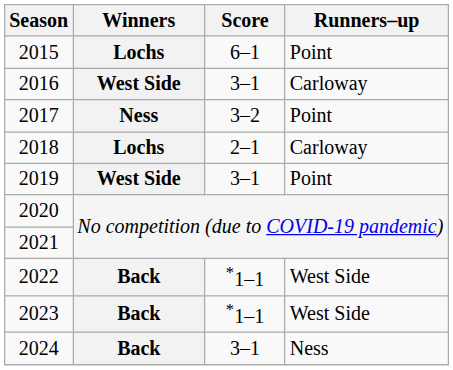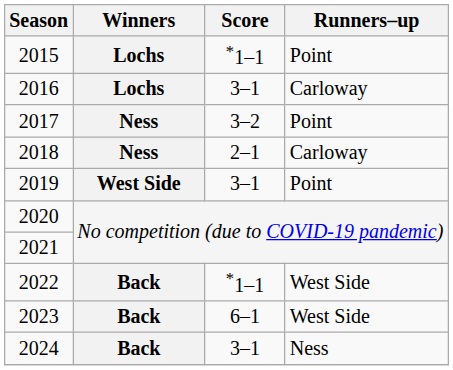(245, 52) 6–1 -> (245, 54) *1–1
(139, 83) West Side -> (139, 89) Lochs
(139, 147) Lochs -> (139, 152) Ness
(245, 313) *1–1 -> (245, 316) 6–1
